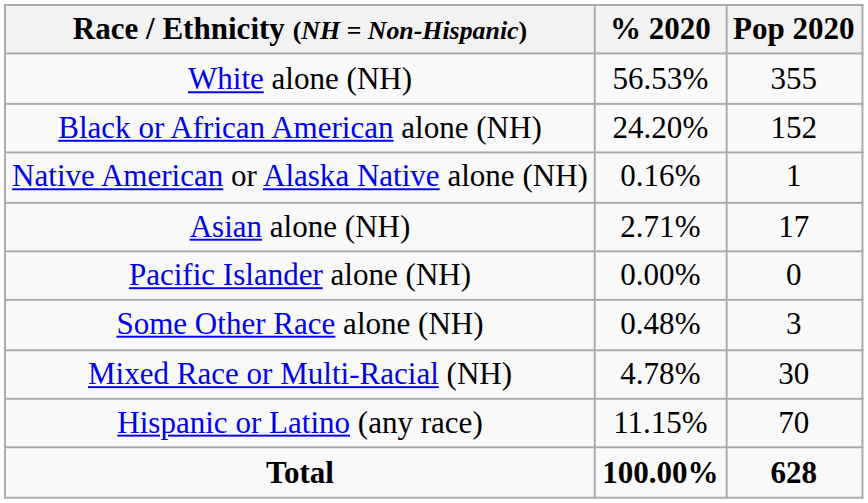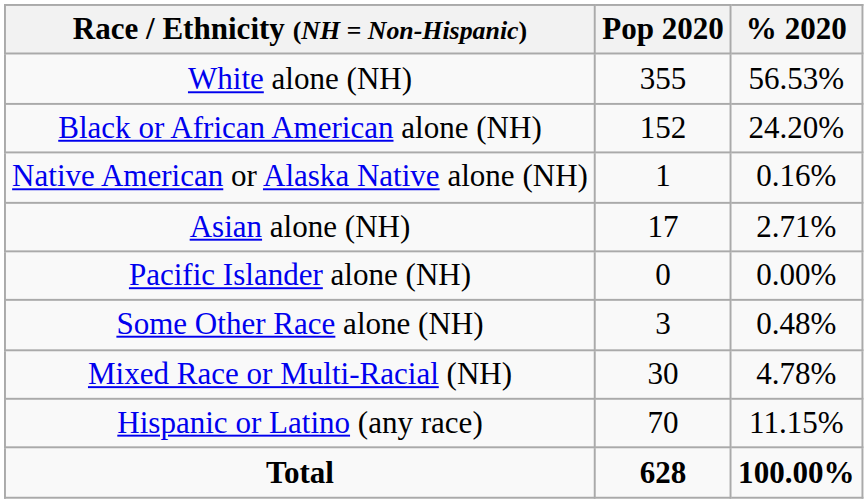columns swapped: (794, 29) <-> (660, 29)
